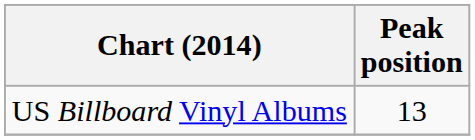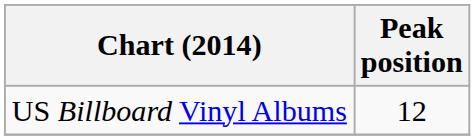(412, 109) 13 -> (412, 109) 12
